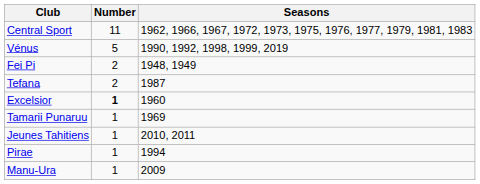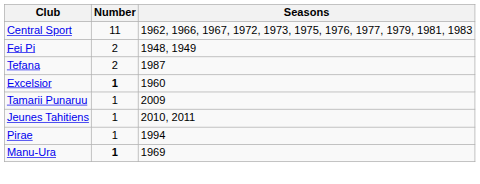- row: (23, 48)
(153, 118) 1969 -> (153, 100) 2009
(115, 170) normal -> (115, 153) bold
(153, 170) 2009 -> (153, 153) 1969
